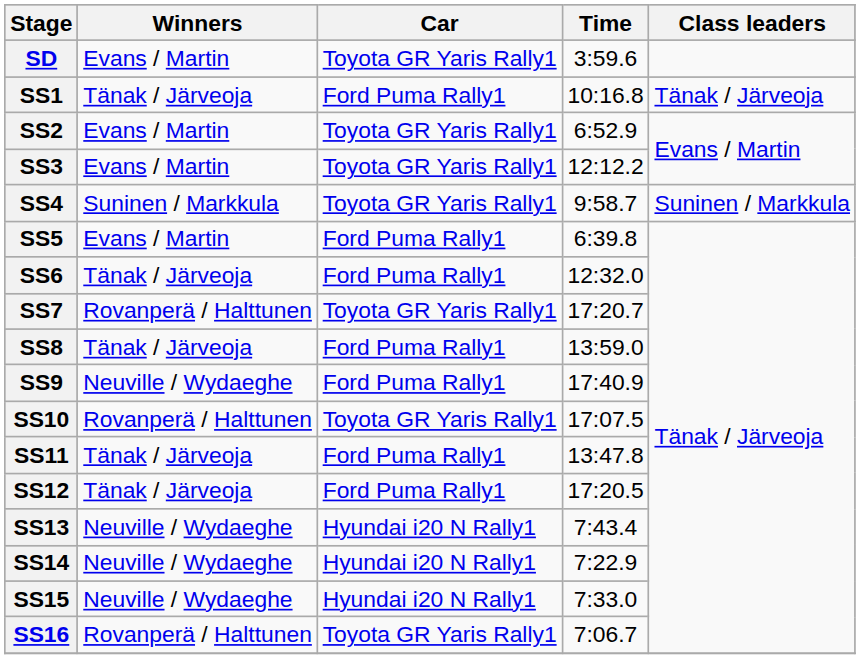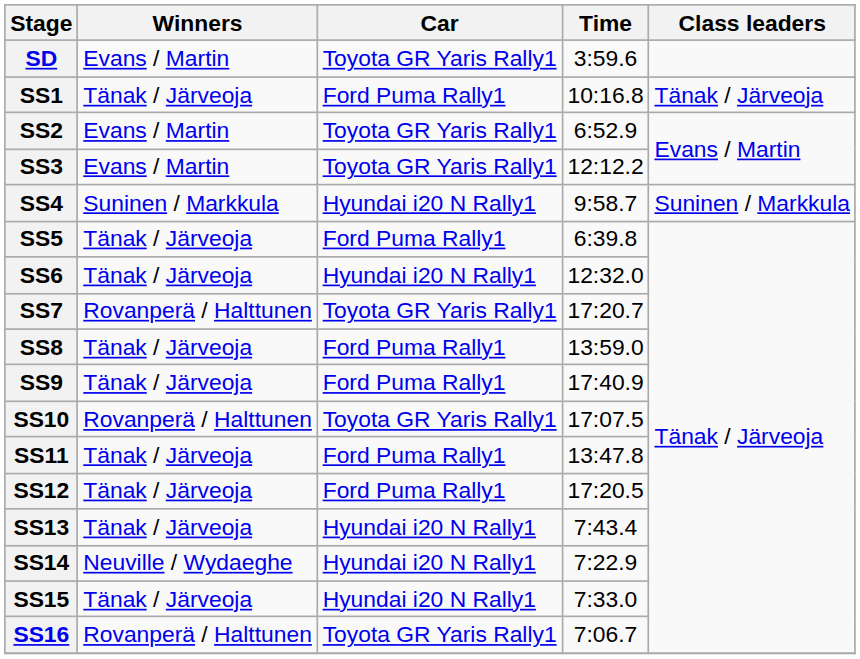(440, 203) Toyota GR Yaris Rally1 -> (429, 203) Hyundai i20 N Rally1
(156, 239) Evans / Martin -> (168, 239) Tänak / Järveoja
(414, 275) Ford Puma Rally1 -> (429, 275) Hyundai i20 N Rally1
(188, 383) Neuville / Wydaeghe -> (168, 383) Tänak / Järveoja
(188, 527) Neuville / Wydaeghe -> (168, 527) Tänak / Järveoja
(188, 599) Neuville / Wydaeghe -> (168, 599) Tänak / Järveoja
